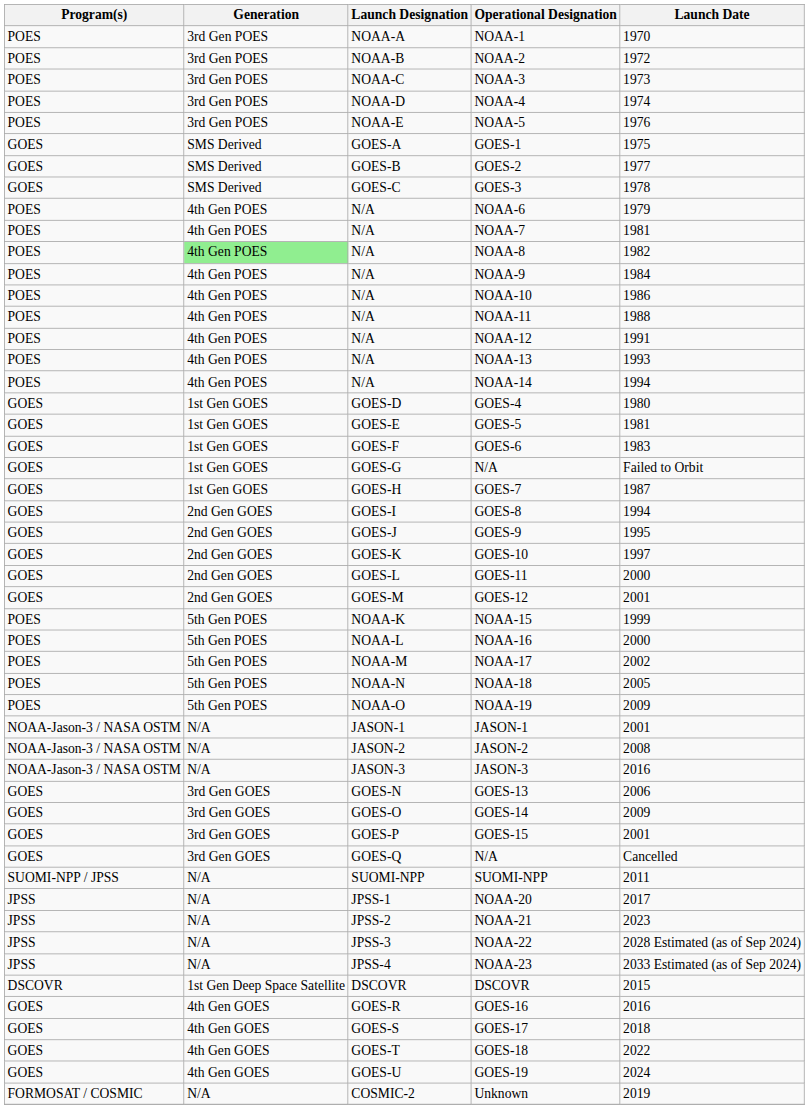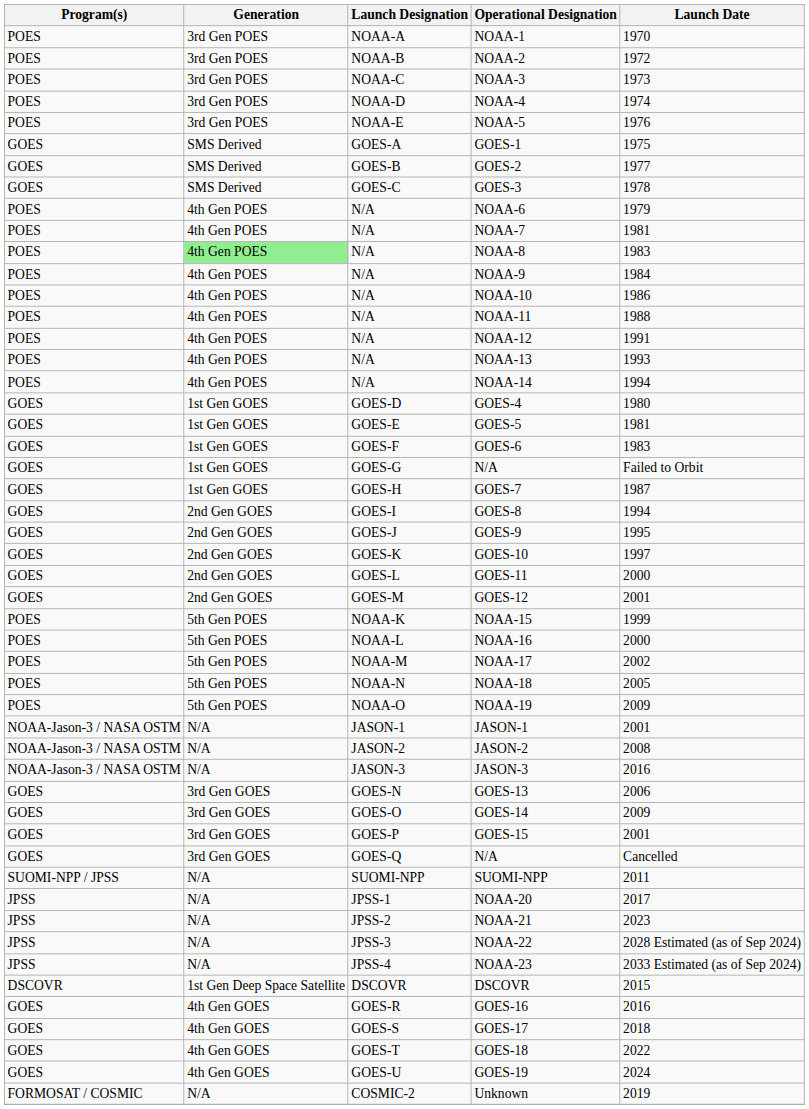(637, 252) 1982 -> (637, 252) 1983
